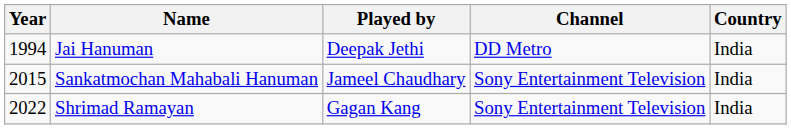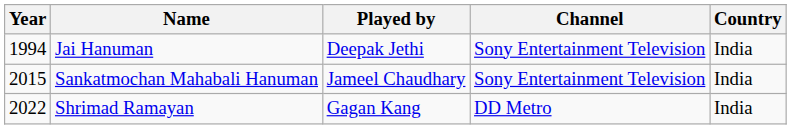(513, 49) DD Metro -> (590, 49) Sony Entertainment Television
(590, 108) Sony Entertainment Television -> (513, 108) DD Metro
